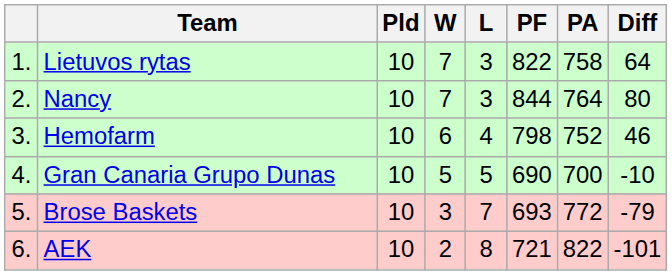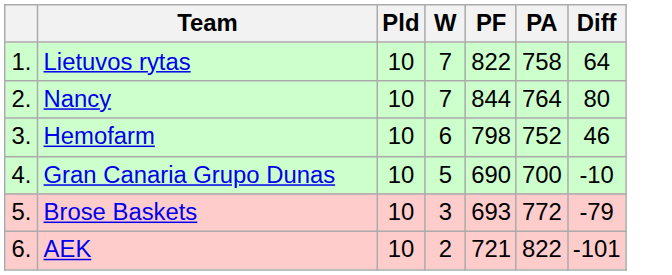- column: (486, 23)
